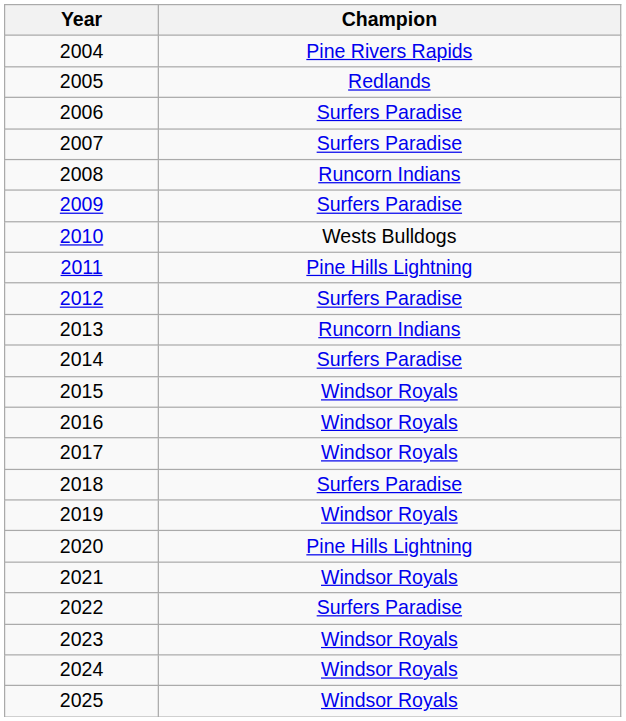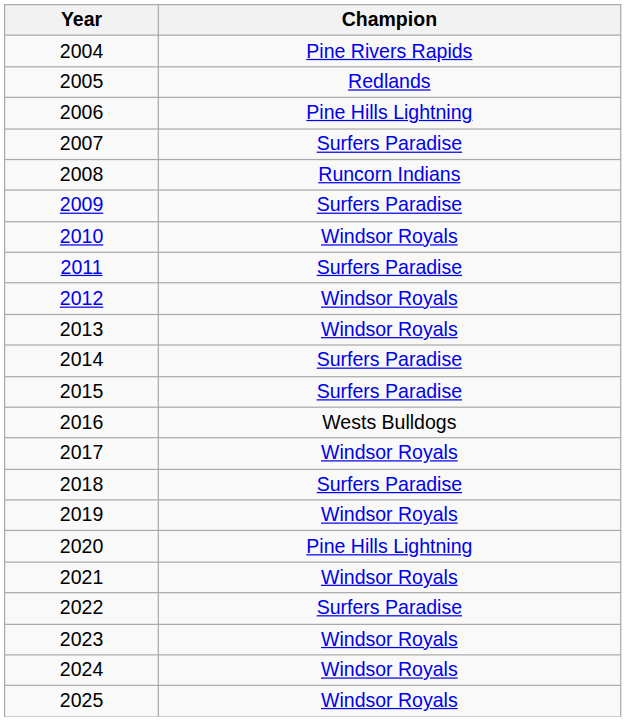(389, 112) Surfers Paradise -> (389, 112) Pine Hills Lightning
(389, 236) Wests Bulldogs -> (389, 236) Windsor Royals
(389, 267) Pine Hills Lightning -> (389, 267) Surfers Paradise
(389, 298) Surfers Paradise -> (389, 298) Windsor Royals
(389, 329) Runcorn Indians -> (389, 329) Windsor Royals
(389, 391) Windsor Royals -> (389, 391) Surfers Paradise
(389, 422) Windsor Royals -> (389, 422) Wests Bulldogs
